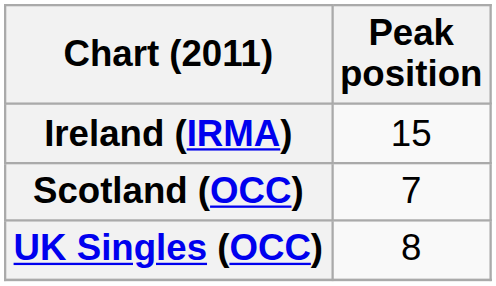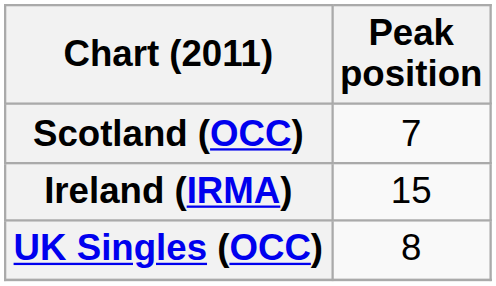rows swapped: (168, 132) <-> (168, 190)
